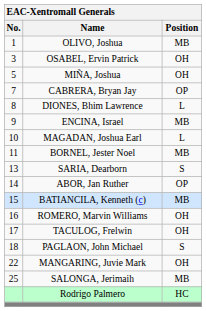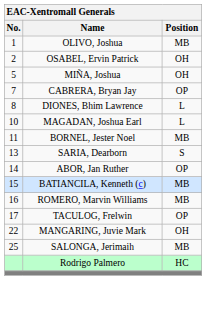(14, 59) 3 -> (14, 59) 2
- row: (92, 122)
(182, 216) OH -> (182, 200) MB
(182, 232) OH -> (182, 216) OP
- row: (92, 247)
